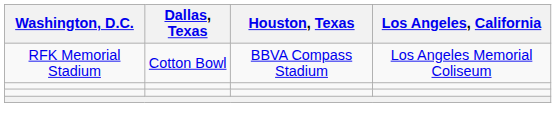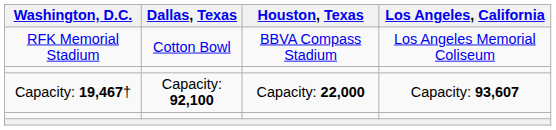+ row: (73, 92)
